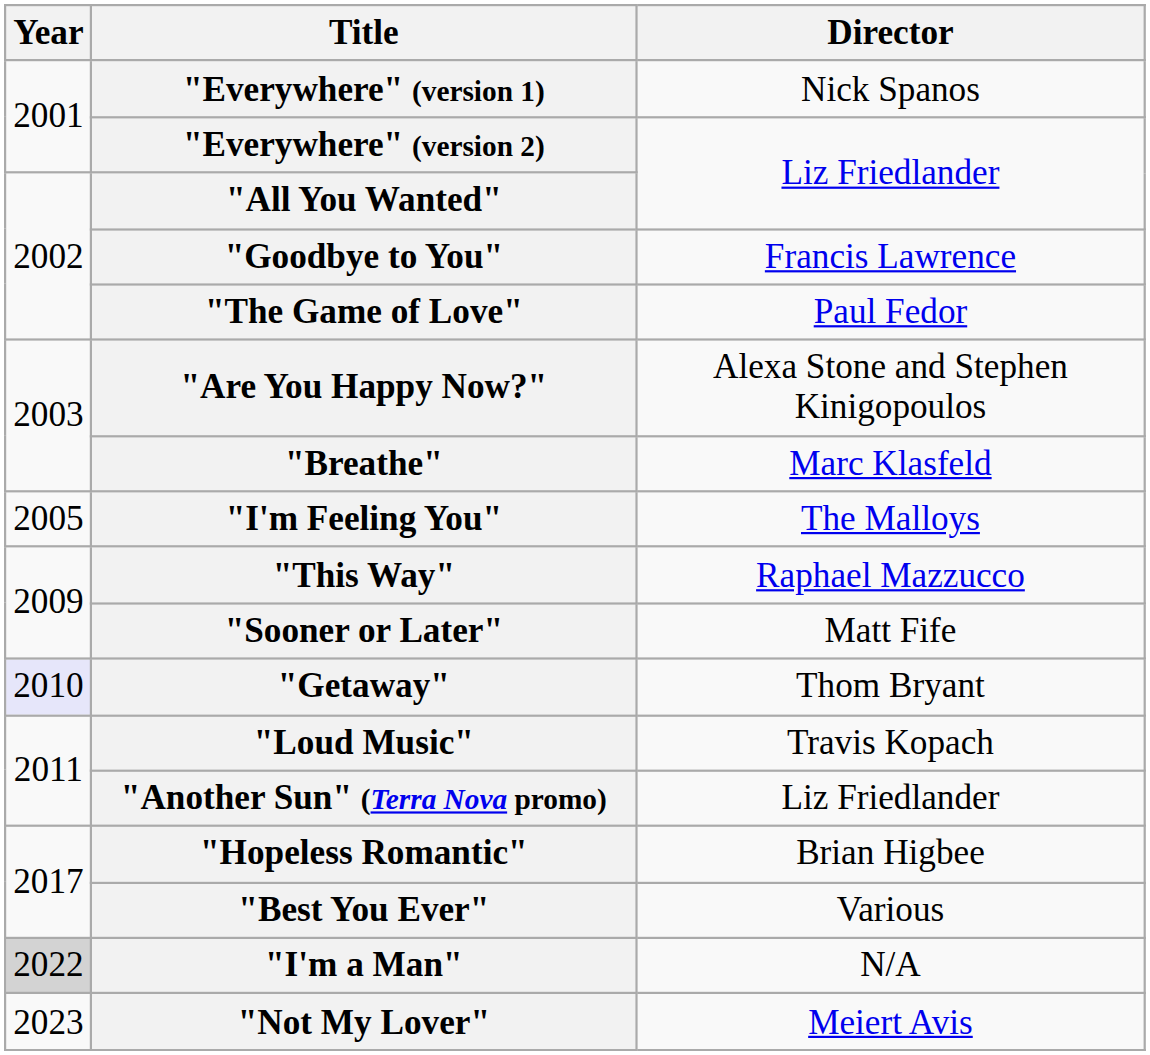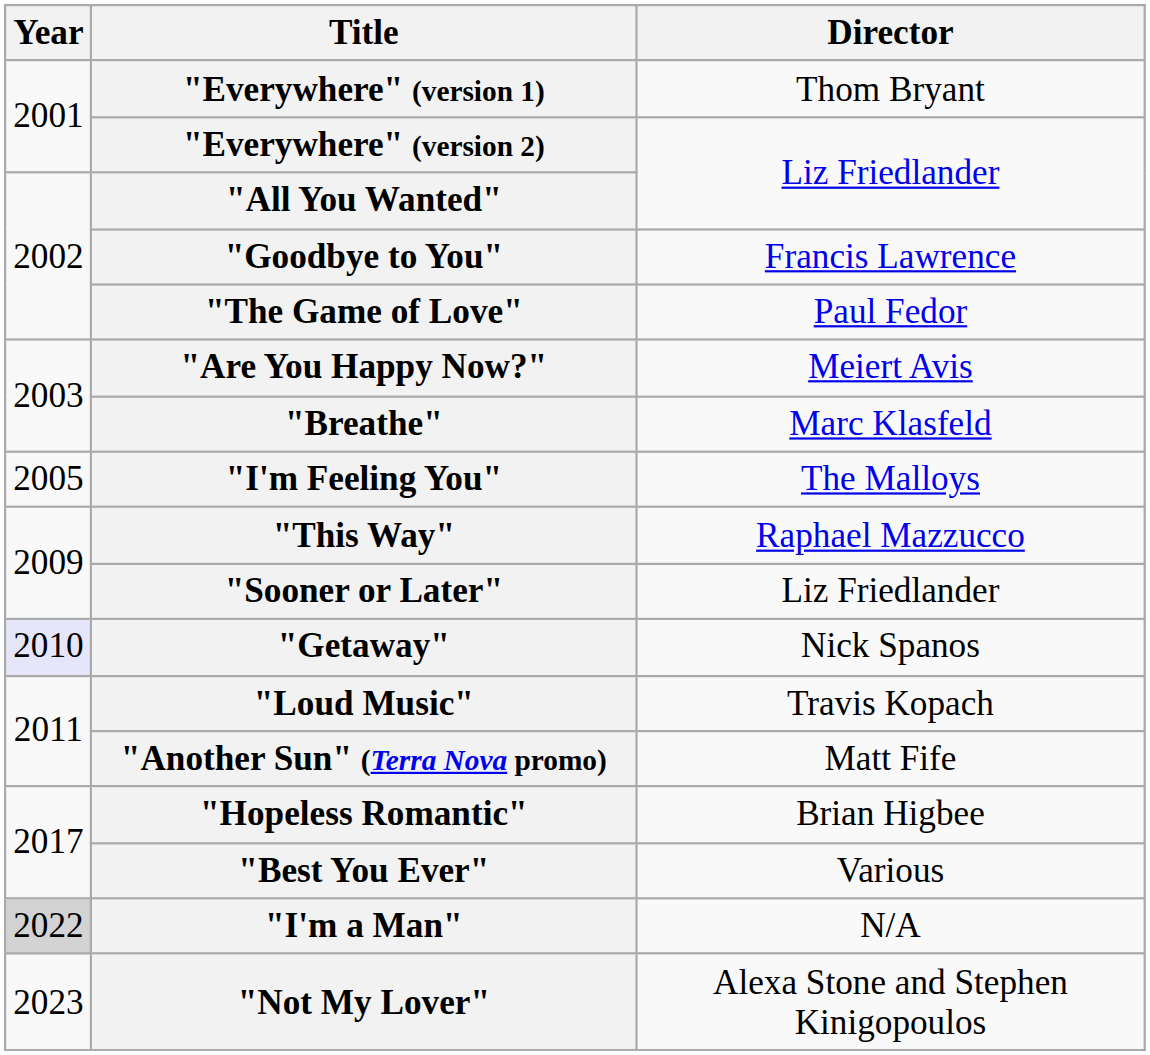(890, 88) Nick Spanos -> (890, 88) Thom Bryant
(890, 387) Alexa Stone and Stephen Kinigopoulos -> (890, 367) Meiert Avis
(890, 630) Matt Fife -> (890, 590) Liz Friedlander
(890, 686) Thom Bryant -> (890, 646) Nick Spanos
(890, 797) Liz Friedlander -> (890, 758) Matt Fife
(890, 1021) Meiert Avis -> (890, 1001) Alexa Stone and Stephen Kinigopoulos
